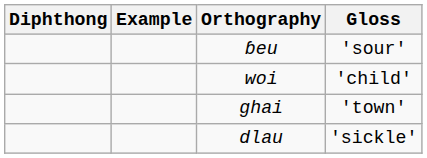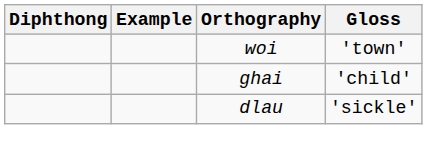- row: (261, 49)
(374, 79) 'child' -> (374, 49) 'town'
(374, 109) 'town' -> (374, 79) 'child'
